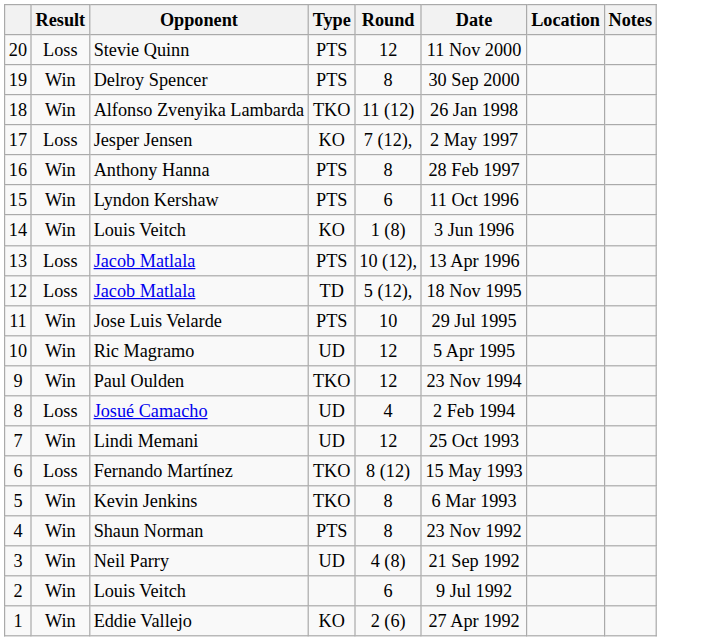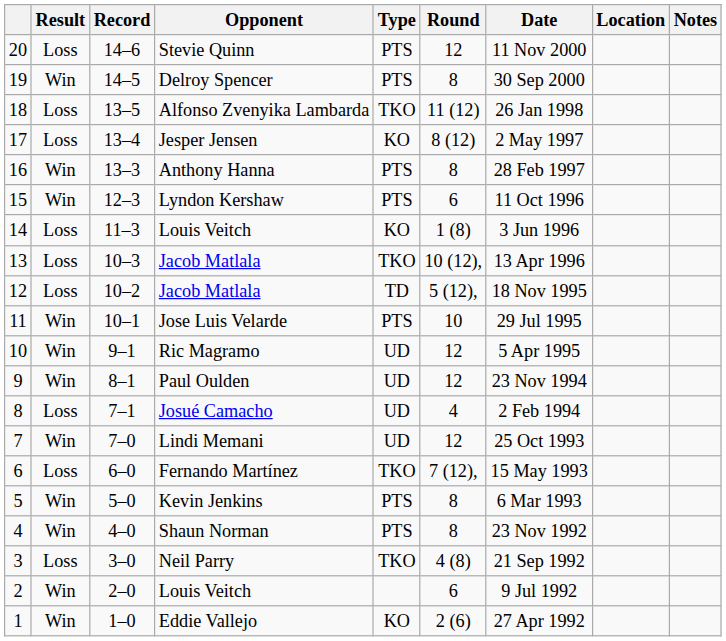+ column: (122, 19)
(60, 109) Win -> (60, 109) Loss
(388, 140) 7 (12), -> (453, 140) 8 (12)
(60, 230) Win -> (60, 230) Loss
(332, 260) PTS -> (397, 260) TKO
(332, 380) TKO -> (397, 380) UD
(388, 470) 8 (12) -> (453, 470) 7 (12),
(332, 500) TKO -> (397, 500) PTS
(60, 561) Win -> (60, 561) Loss
(332, 561) UD -> (397, 561) TKO
